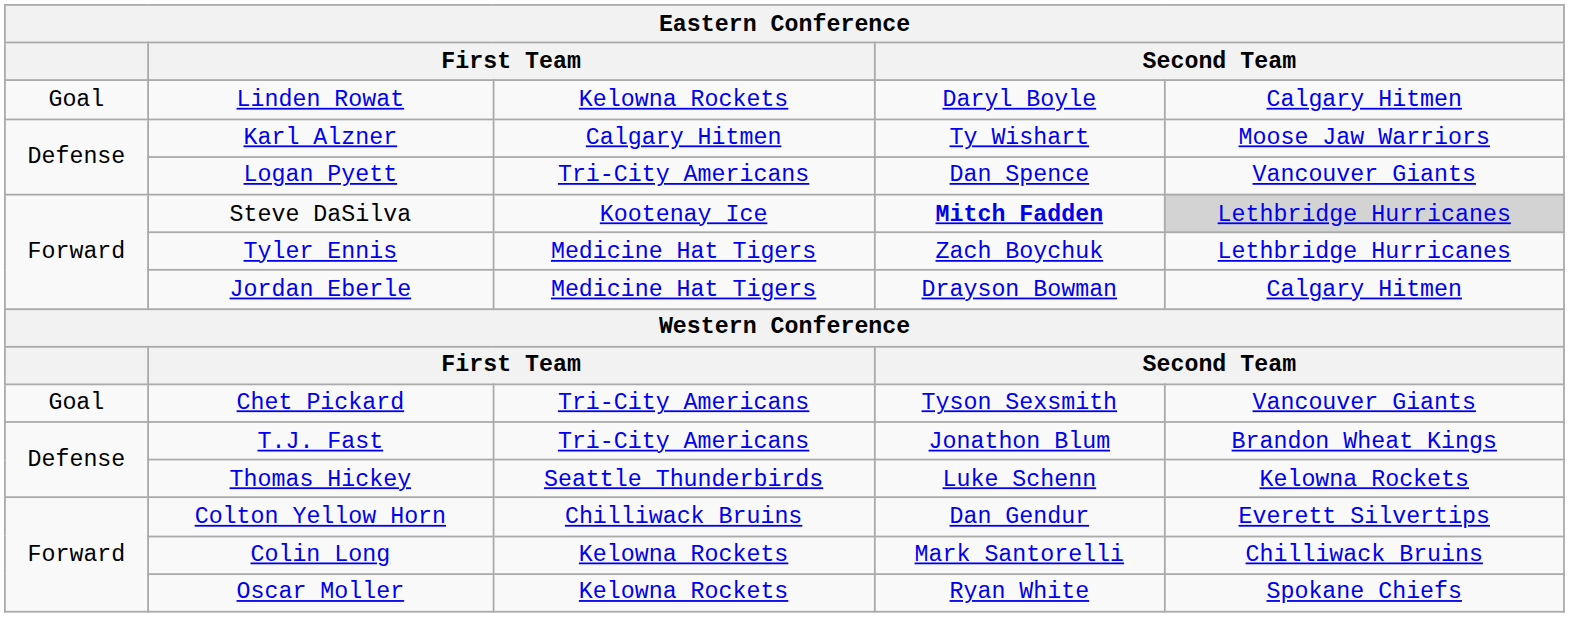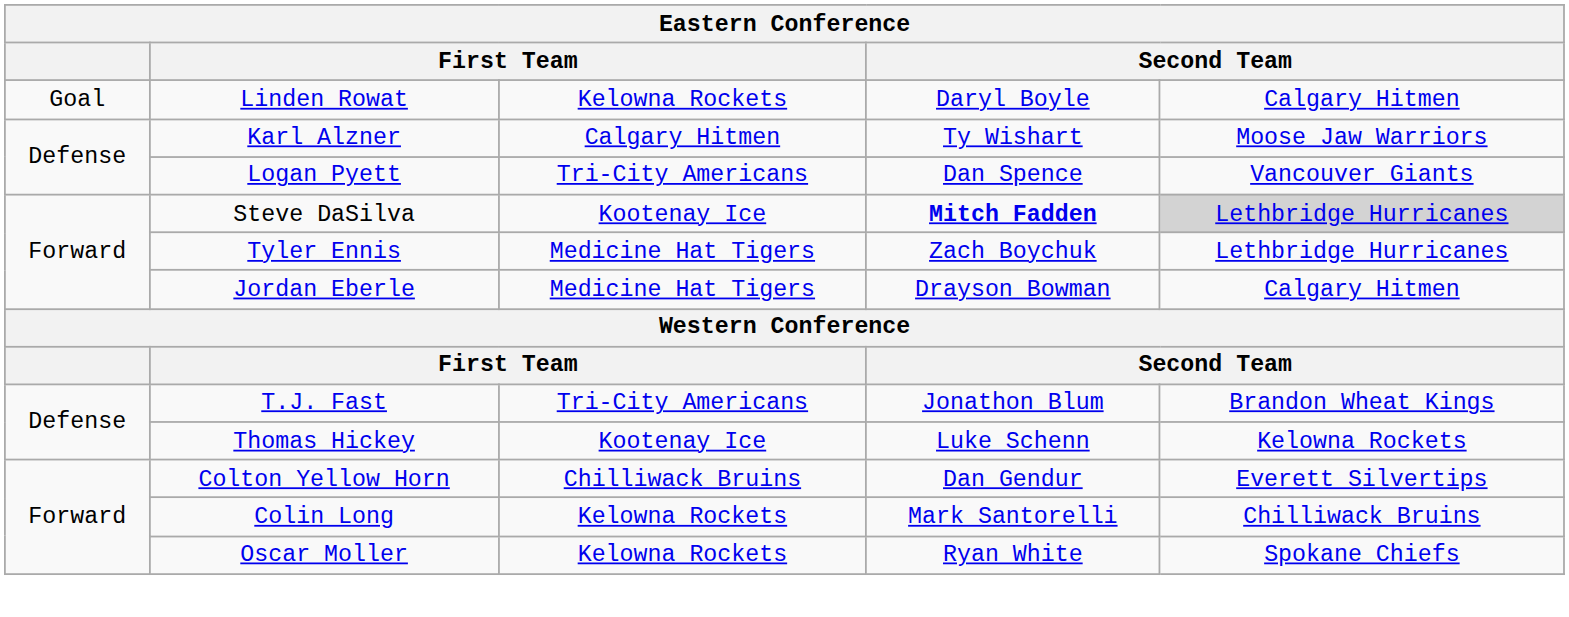- row: (320, 403)
(684, 479) Seattle Thunderbirds -> (682, 441) Kootenay Ice
